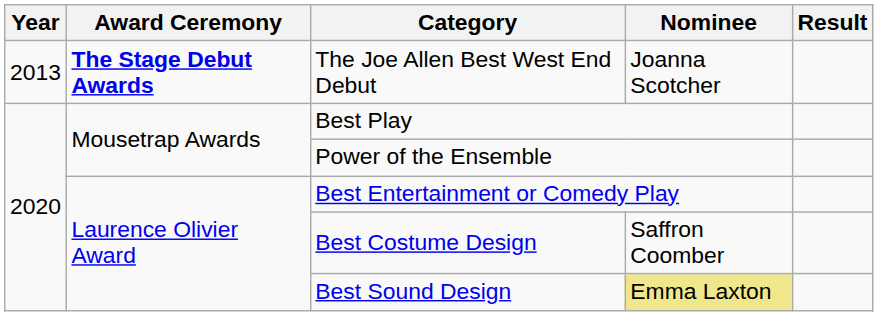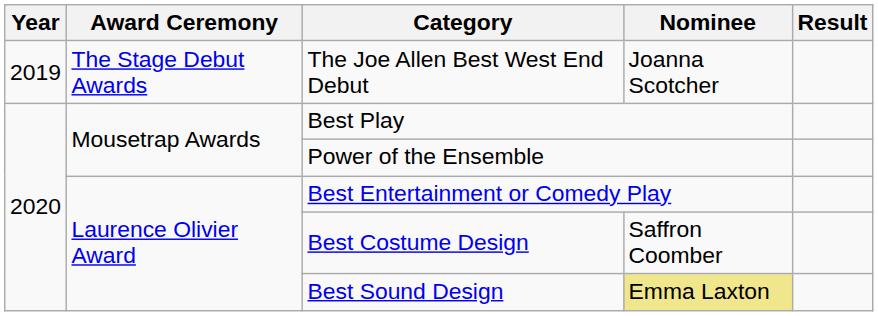(35, 71) 2013 -> (35, 71) 2019
(162, 71) bold -> (158, 71) normal
